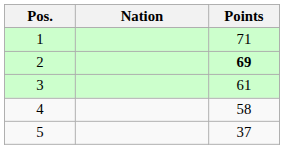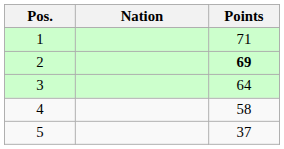(244, 86) 61 -> (244, 86) 64
